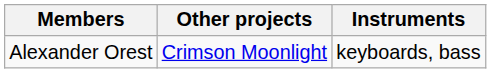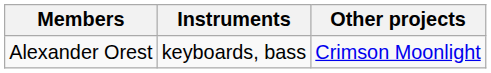columns swapped: (408, 20) <-> (244, 20)
